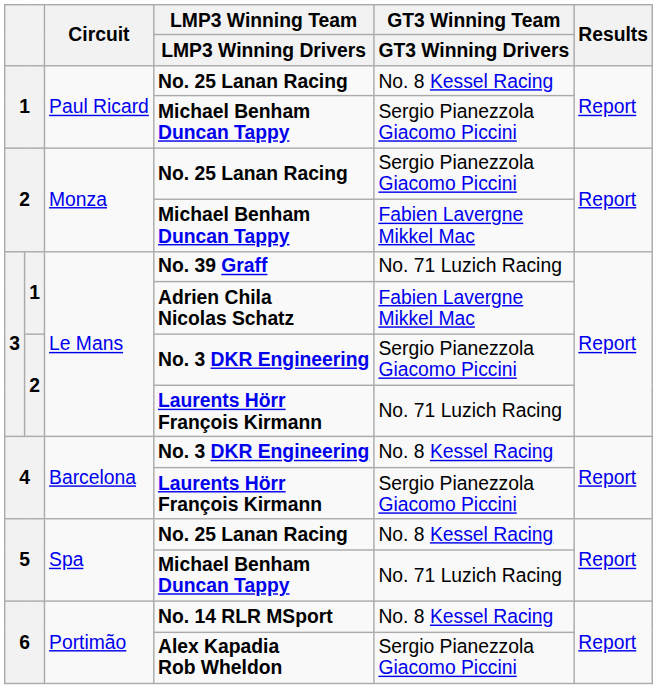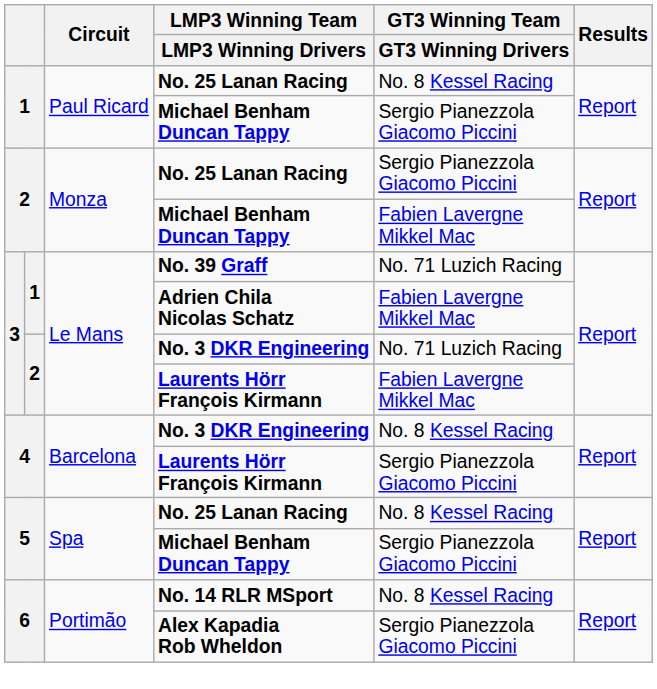(456, 359) Sergio Pianezzola Giacomo Piccini -> (470, 348) No. 71 Luzich Racing
(470, 411) No. 71 Luzich Racing -> (451, 389) Fabien Lavergne Mikkel Mac
(470, 575) No. 71 Luzich Racing -> (456, 554) Sergio Pianezzola Giacomo Piccini
